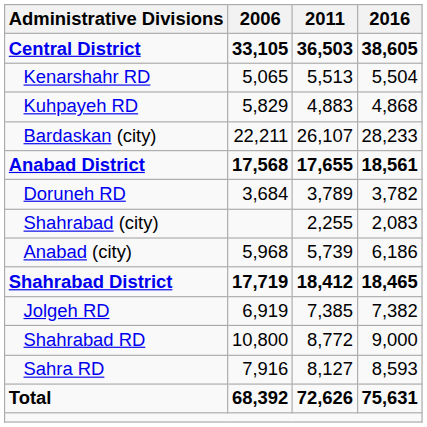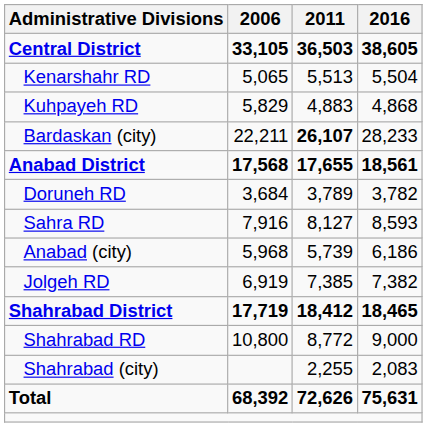(325, 135) normal -> (325, 135) bold
rows swapped: (64, 369) <-> (91, 223)
rows swapped: (91, 281) <-> (67, 310)
